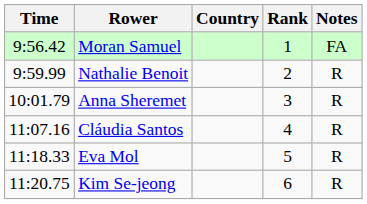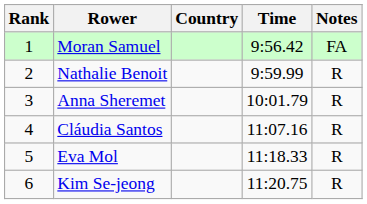columns swapped: (287, 18) <-> (39, 18)
